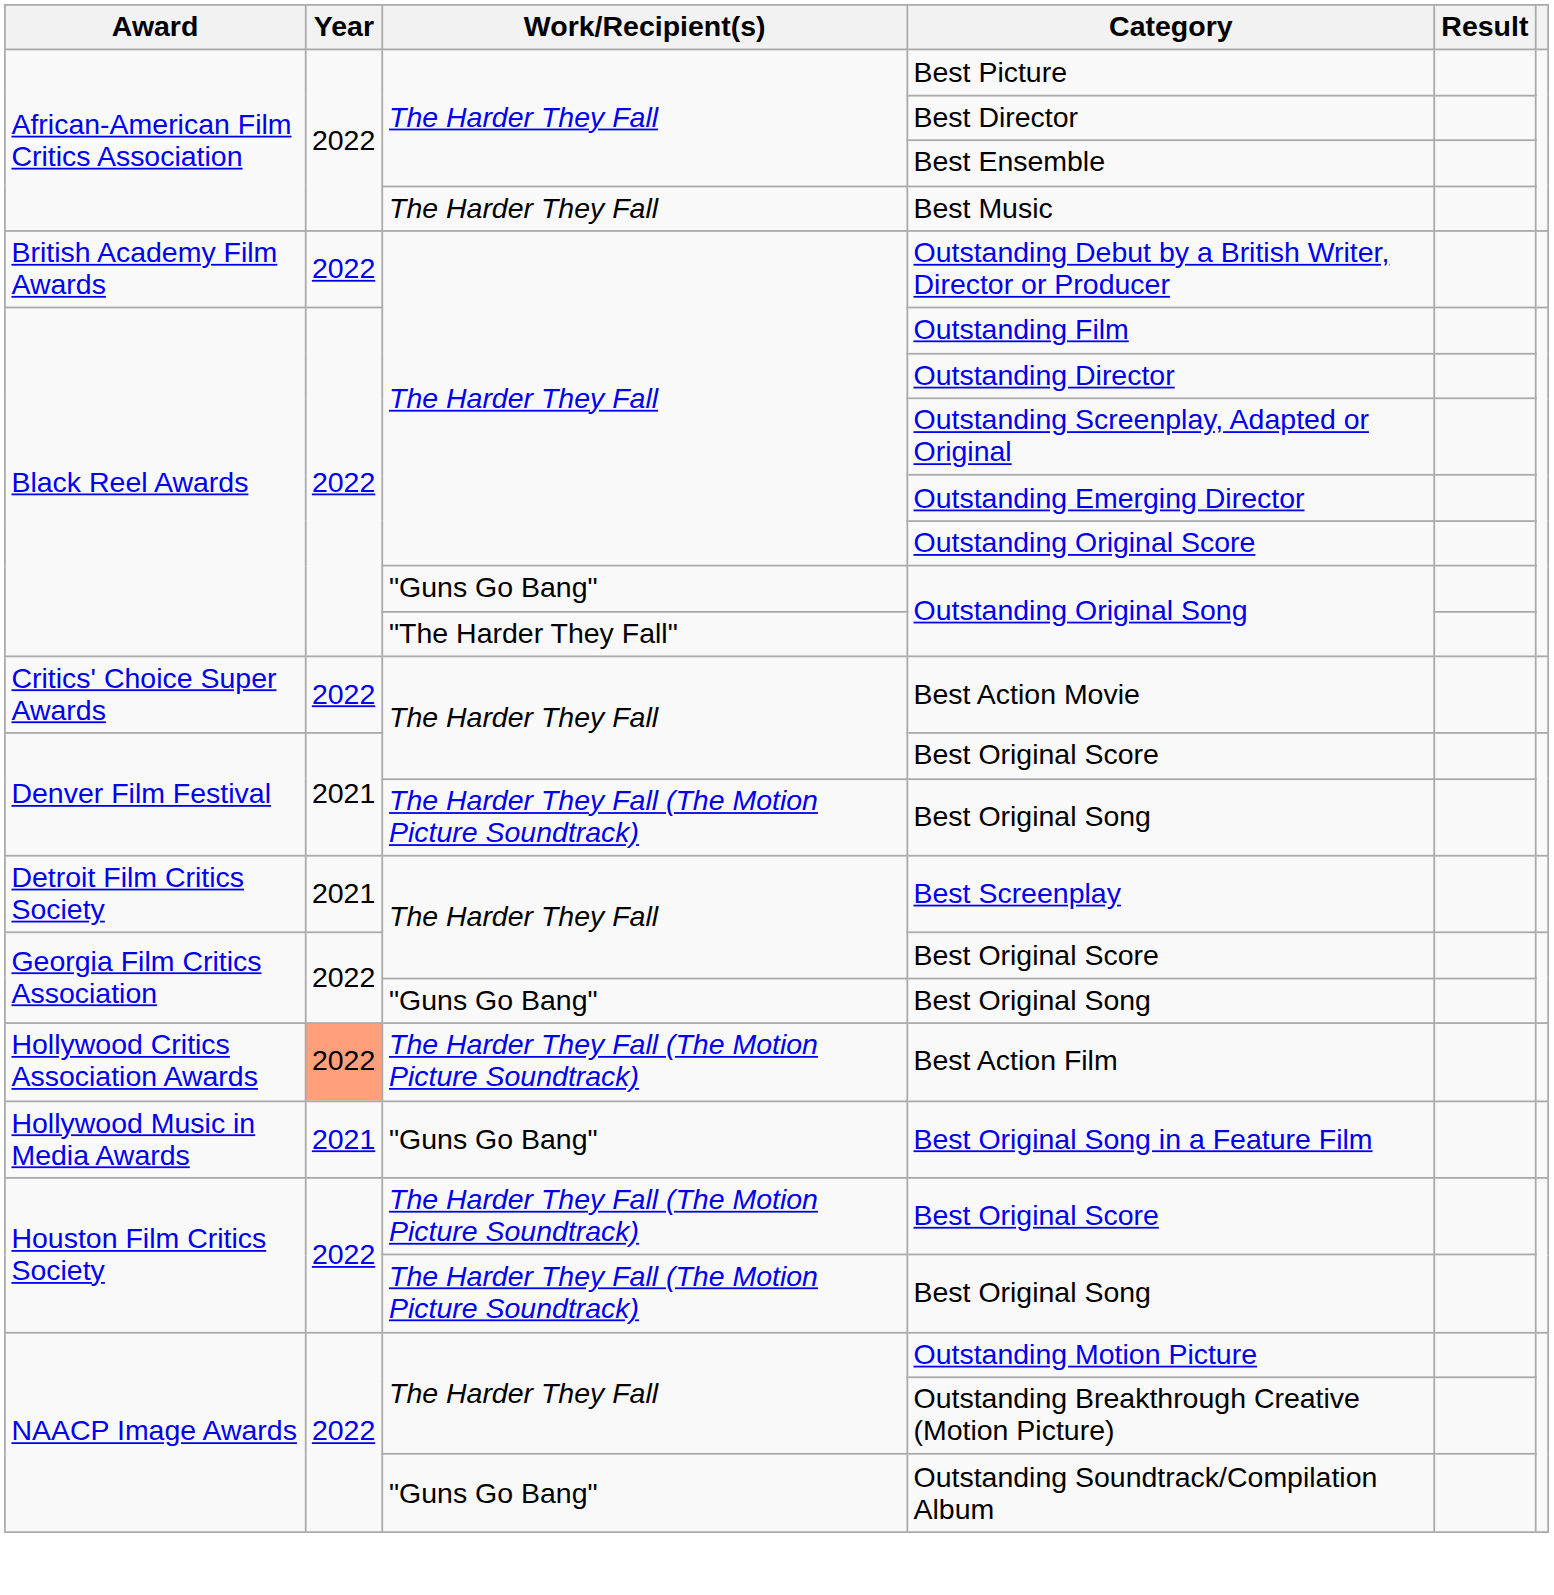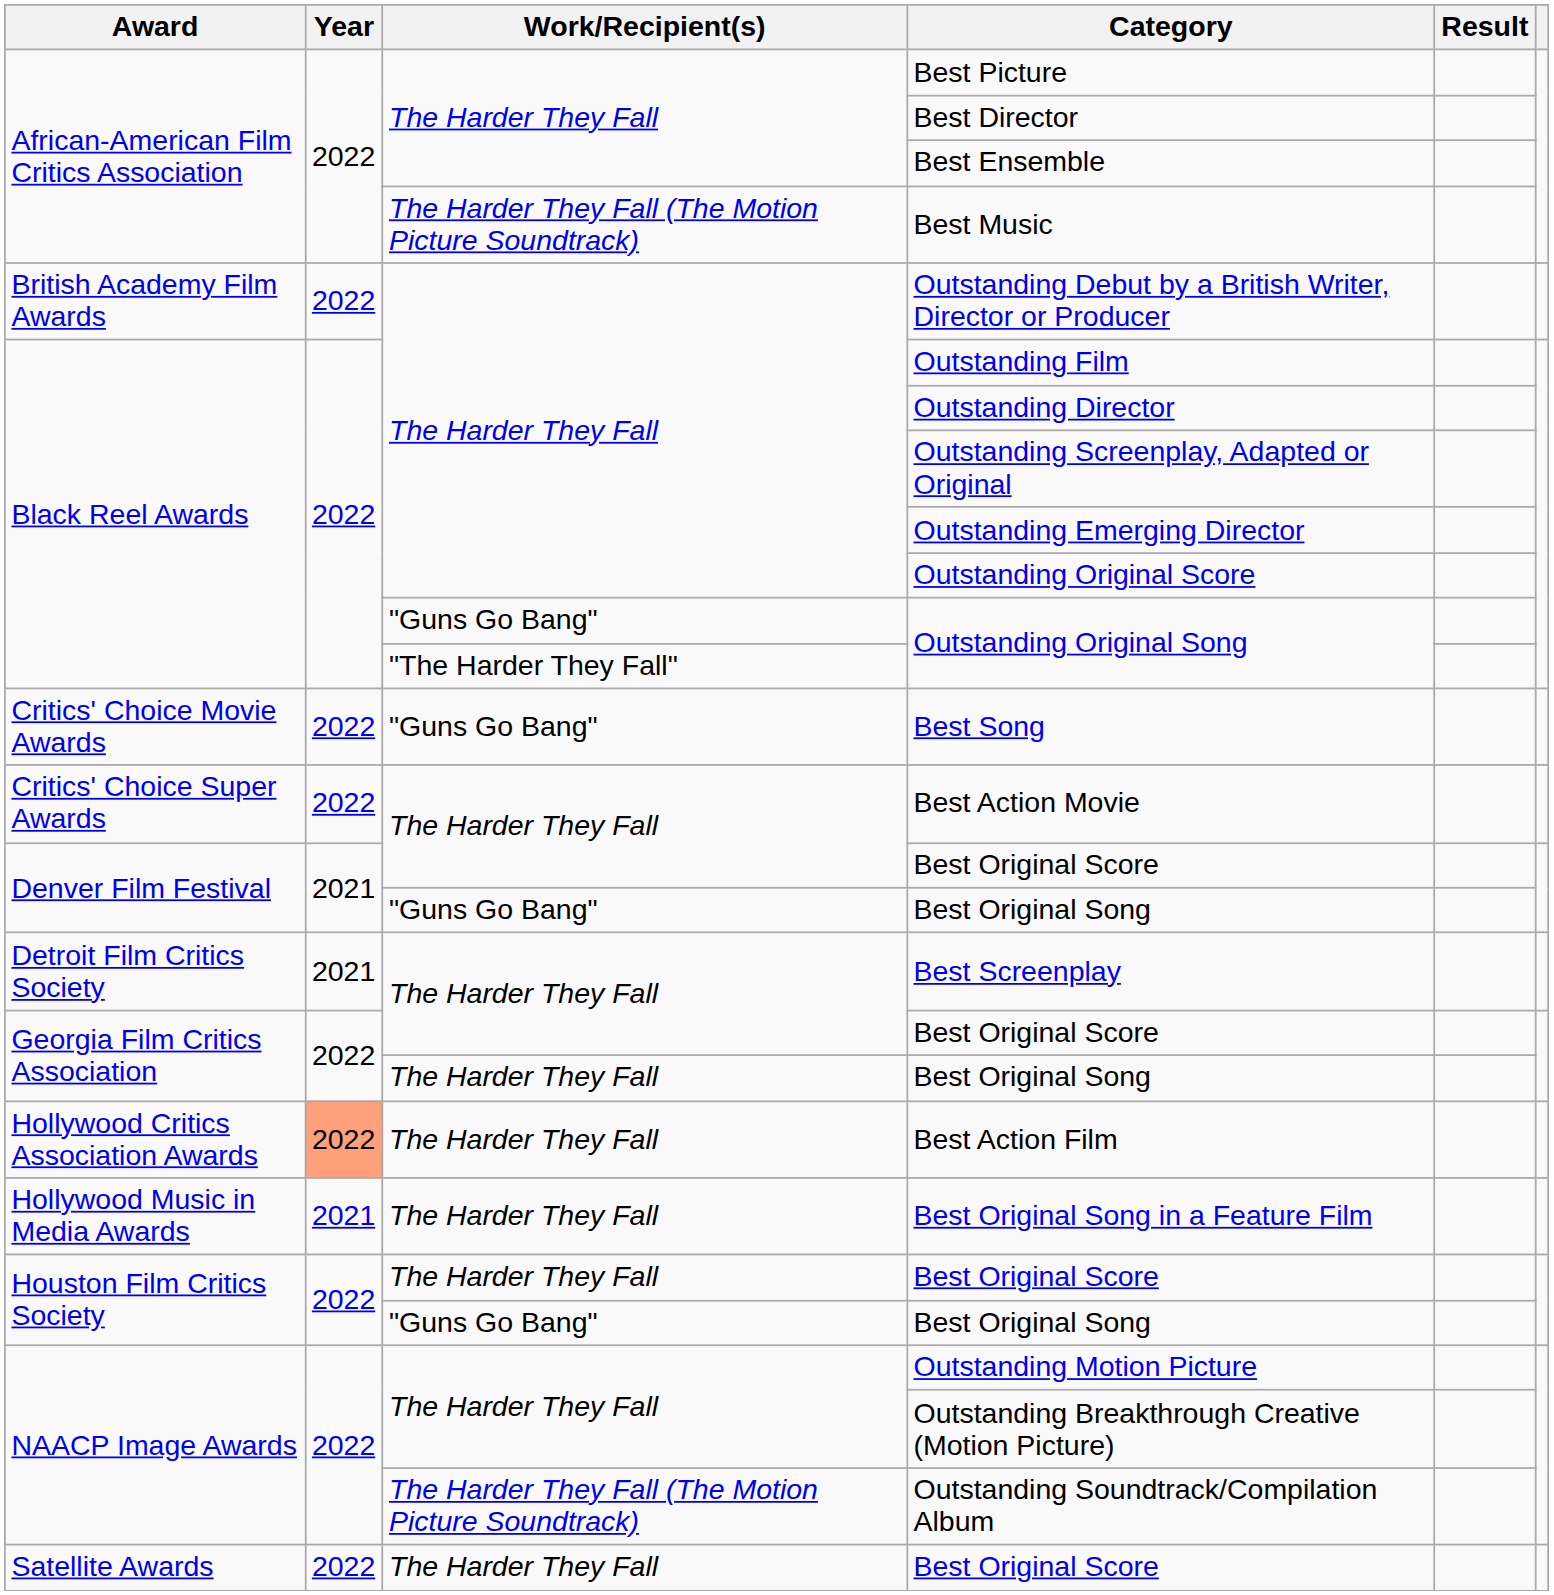(524, 207) The Harder They Fall -> (603, 223) The Harder They Fall (The Motion Picture Soundtrack)
+ row: (144, 726)
(603, 816) The Harder They Fall (The Motion Picture Soundtrack) -> (493, 909) "Guns Go Bang"
(493, 1000) "Guns Go Bang" -> (524, 1077) The Harder They Fall
(603, 1061) The Harder They Fall (The Motion Picture Soundtrack) -> (524, 1138) The Harder They Fall
(493, 1138) "Guns Go Bang" -> (524, 1215) The Harder They Fall
(603, 1215) The Harder They Fall (The Motion Picture Soundtrack) -> (524, 1277) The Harder They Fall
(603, 1293) The Harder They Fall (The Motion Picture Soundtrack) -> (493, 1322) "Guns Go Bang"
(493, 1492) "Guns Go Bang" -> (603, 1505) The Harder They Fall (The Motion Picture Soundtrack)
+ row: (113, 1567)
